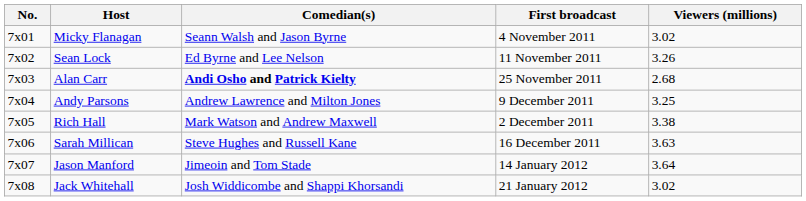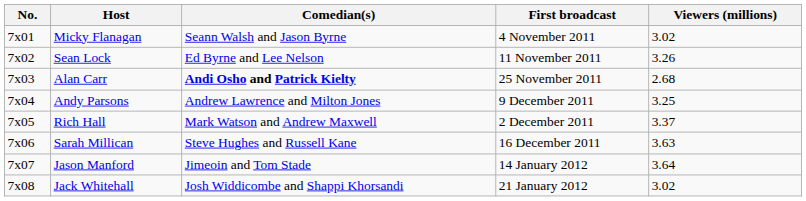(663, 121) 3.38 -> (663, 121) 3.37
